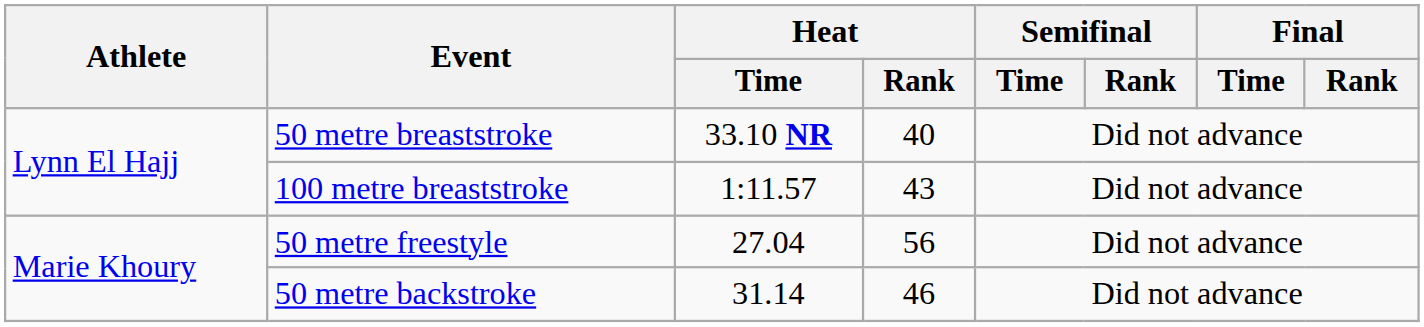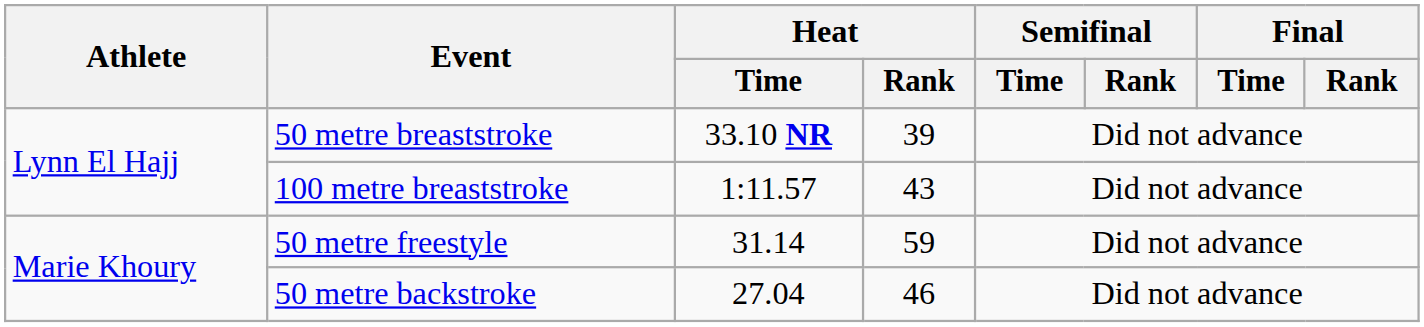(919, 135) 40 -> (919, 135) 39
(768, 241) 27.04 -> (768, 241) 31.14
(919, 241) 56 -> (919, 241) 59
(768, 294) 31.14 -> (768, 294) 27.04
